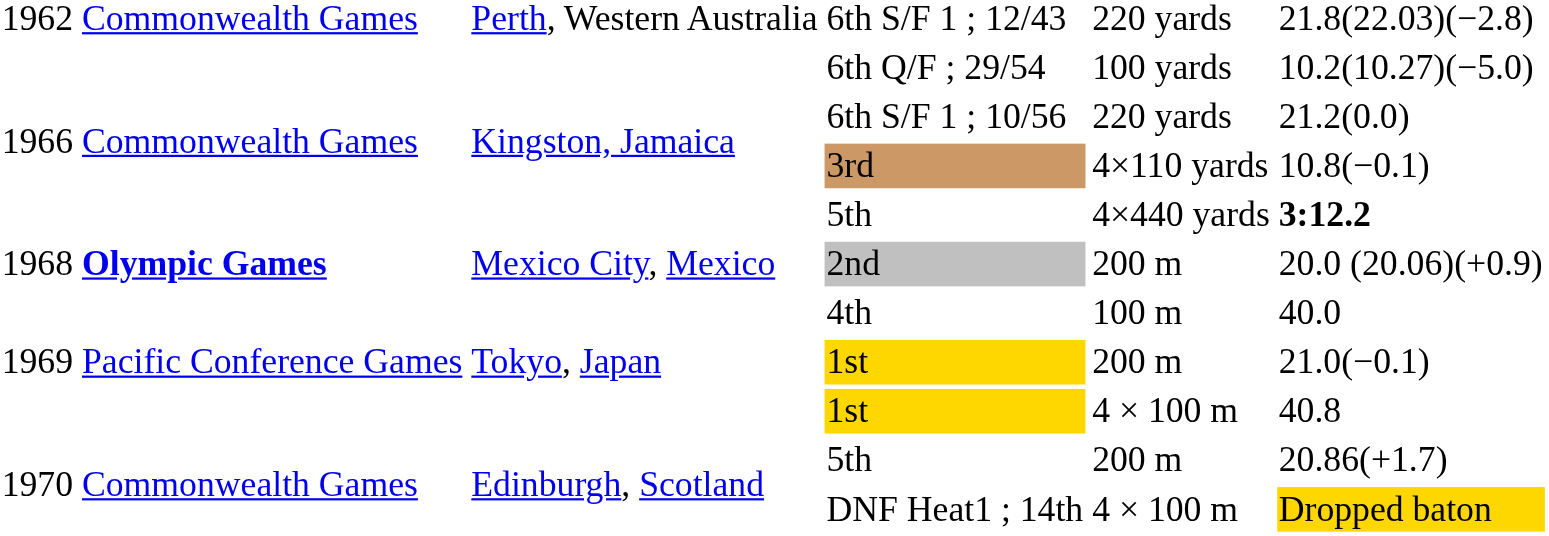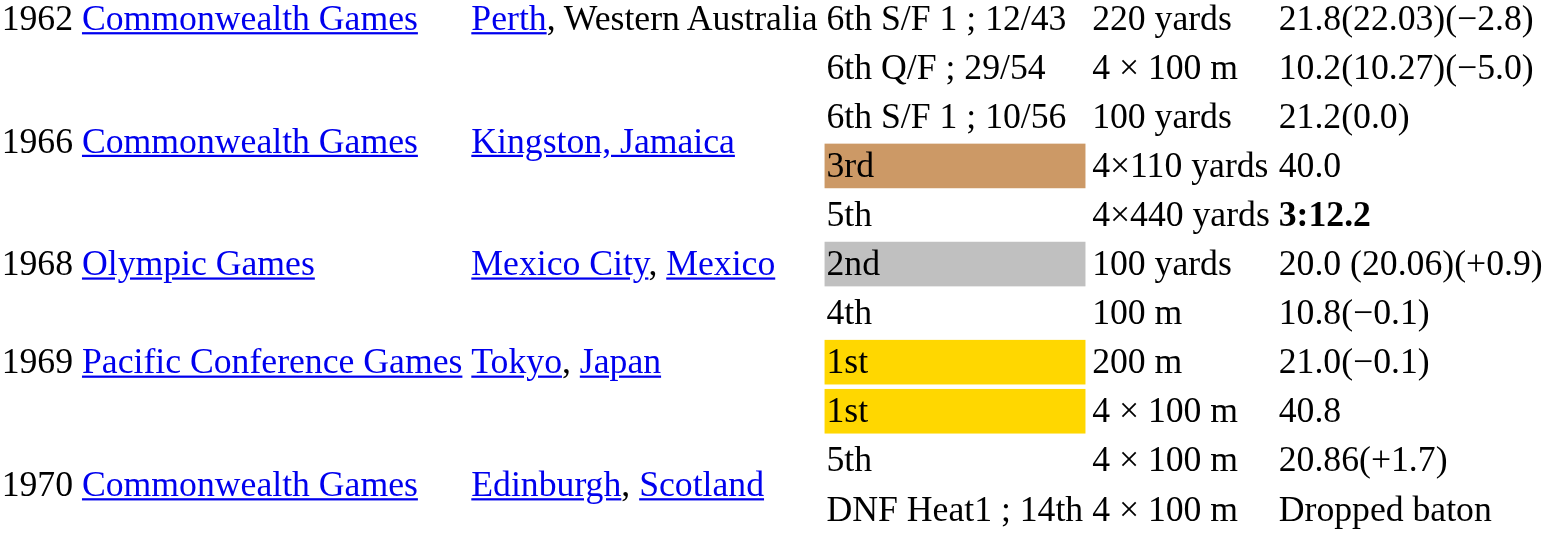(1162, 67) 100 yards -> (1165, 67) 4 × 100 m
(1162, 116) 220 yards -> (1162, 116) 100 yards
(1354, 165) 10.8(−0.1) -> (1310, 165) 40.0
(204, 263) bold -> (198, 263) normal
(1137, 263) 200 m -> (1162, 263) 100 yards
(1310, 312) 40.0 -> (1354, 312) 10.8(−0.1)
(1137, 459) 200 m -> (1165, 459) 4 × 100 m
(1385, 508) gold background -> (1385, 508) no background
